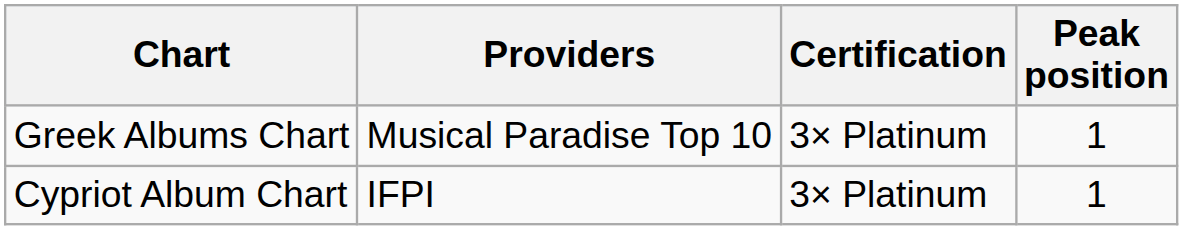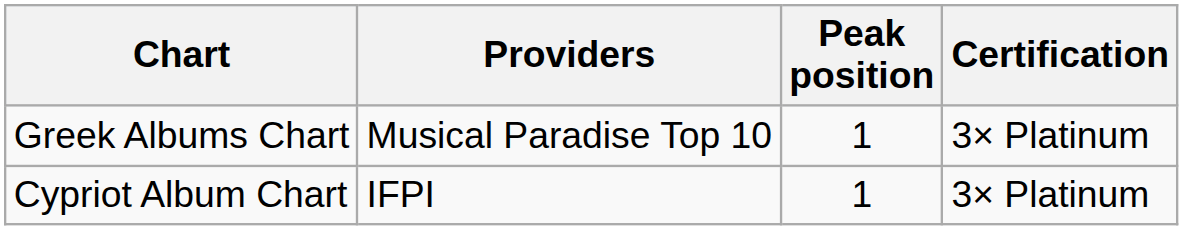columns swapped: (1096, 55) <-> (898, 55)
